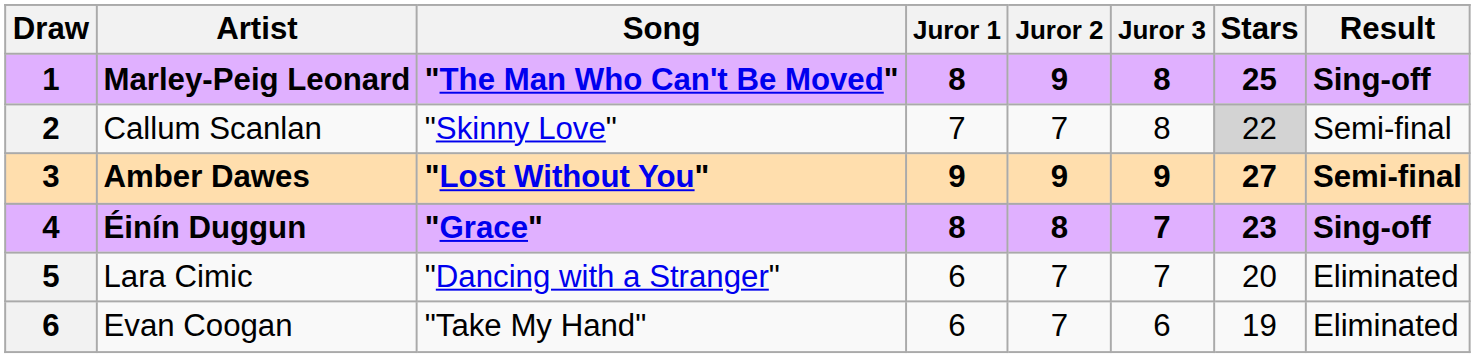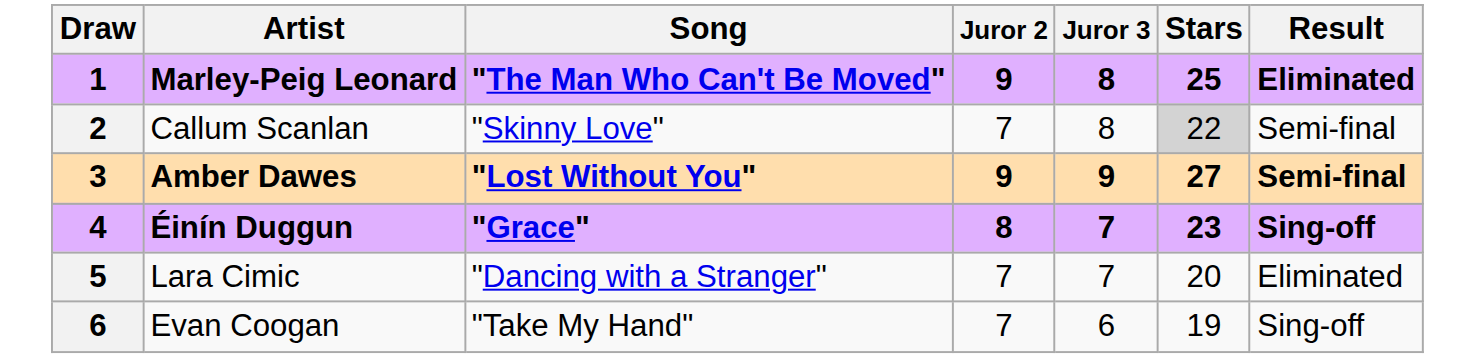- column: (957, 31)
(1372, 78) Sing-off -> (1336, 78) Eliminated
(1386, 326) Eliminated -> (1311, 326) Sing-off
